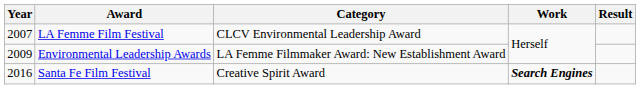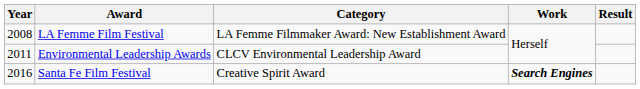(20, 34) 2007 -> (20, 34) 2008
(319, 34) CLCV Environmental Leadership Award -> (361, 34) LA Femme Filmmaker Award: New Establishment Award
(20, 53) 2009 -> (20, 53) 2011
(361, 53) LA Femme Filmmaker Award: New Establishment Award -> (319, 53) CLCV Environmental Leadership Award
